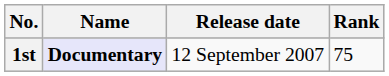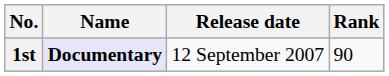(343, 54) 75 -> (343, 54) 90
